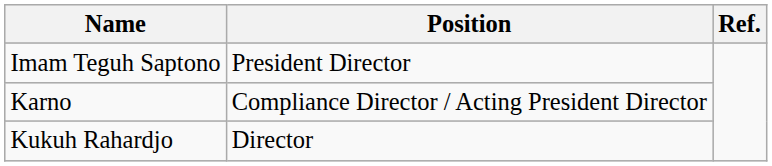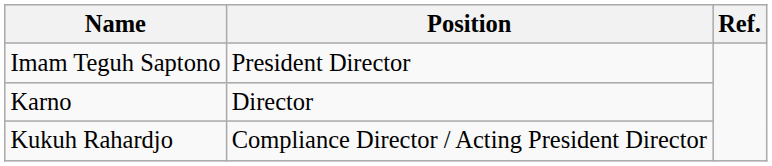(469, 101) Compliance Director / Acting President Director -> (272, 101) Director
(272, 140) Director -> (469, 140) Compliance Director / Acting President Director
